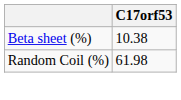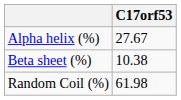+ row: (54, 38)
